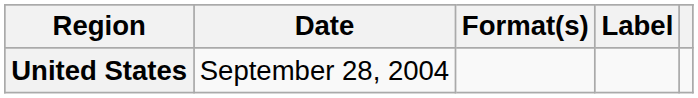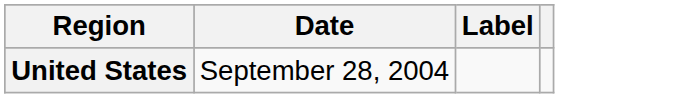- column: (525, 26)
